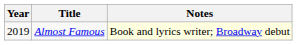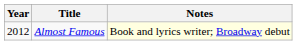(18, 31) 2019 -> (18, 31) 2012
